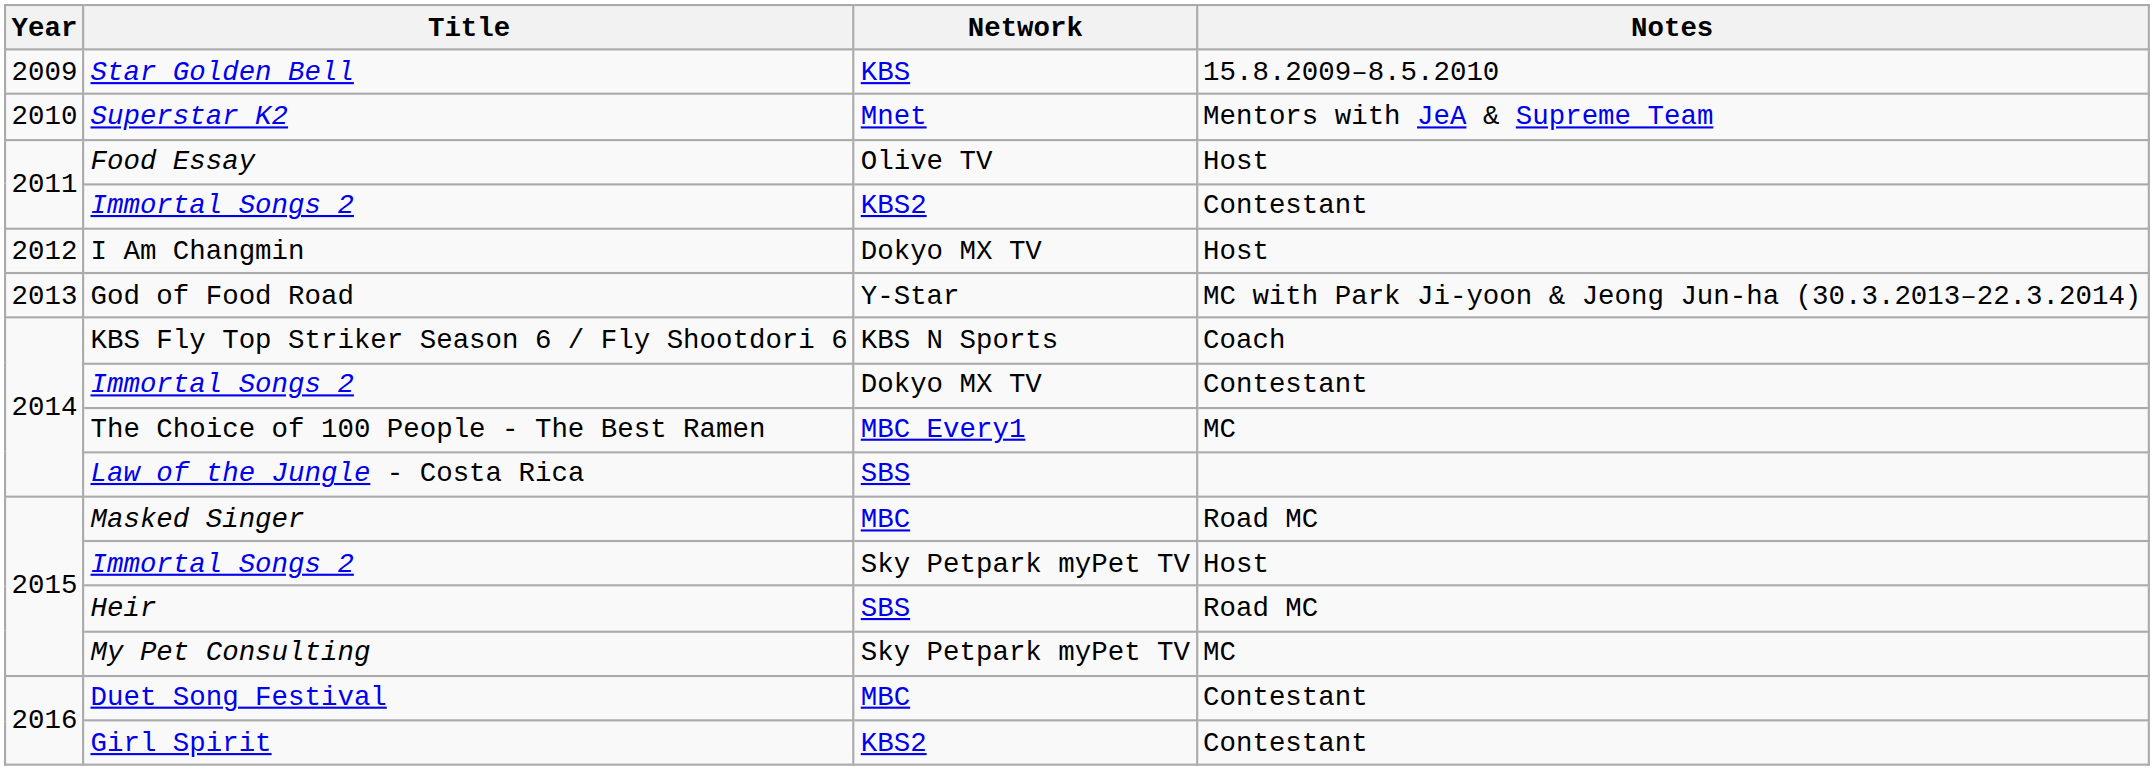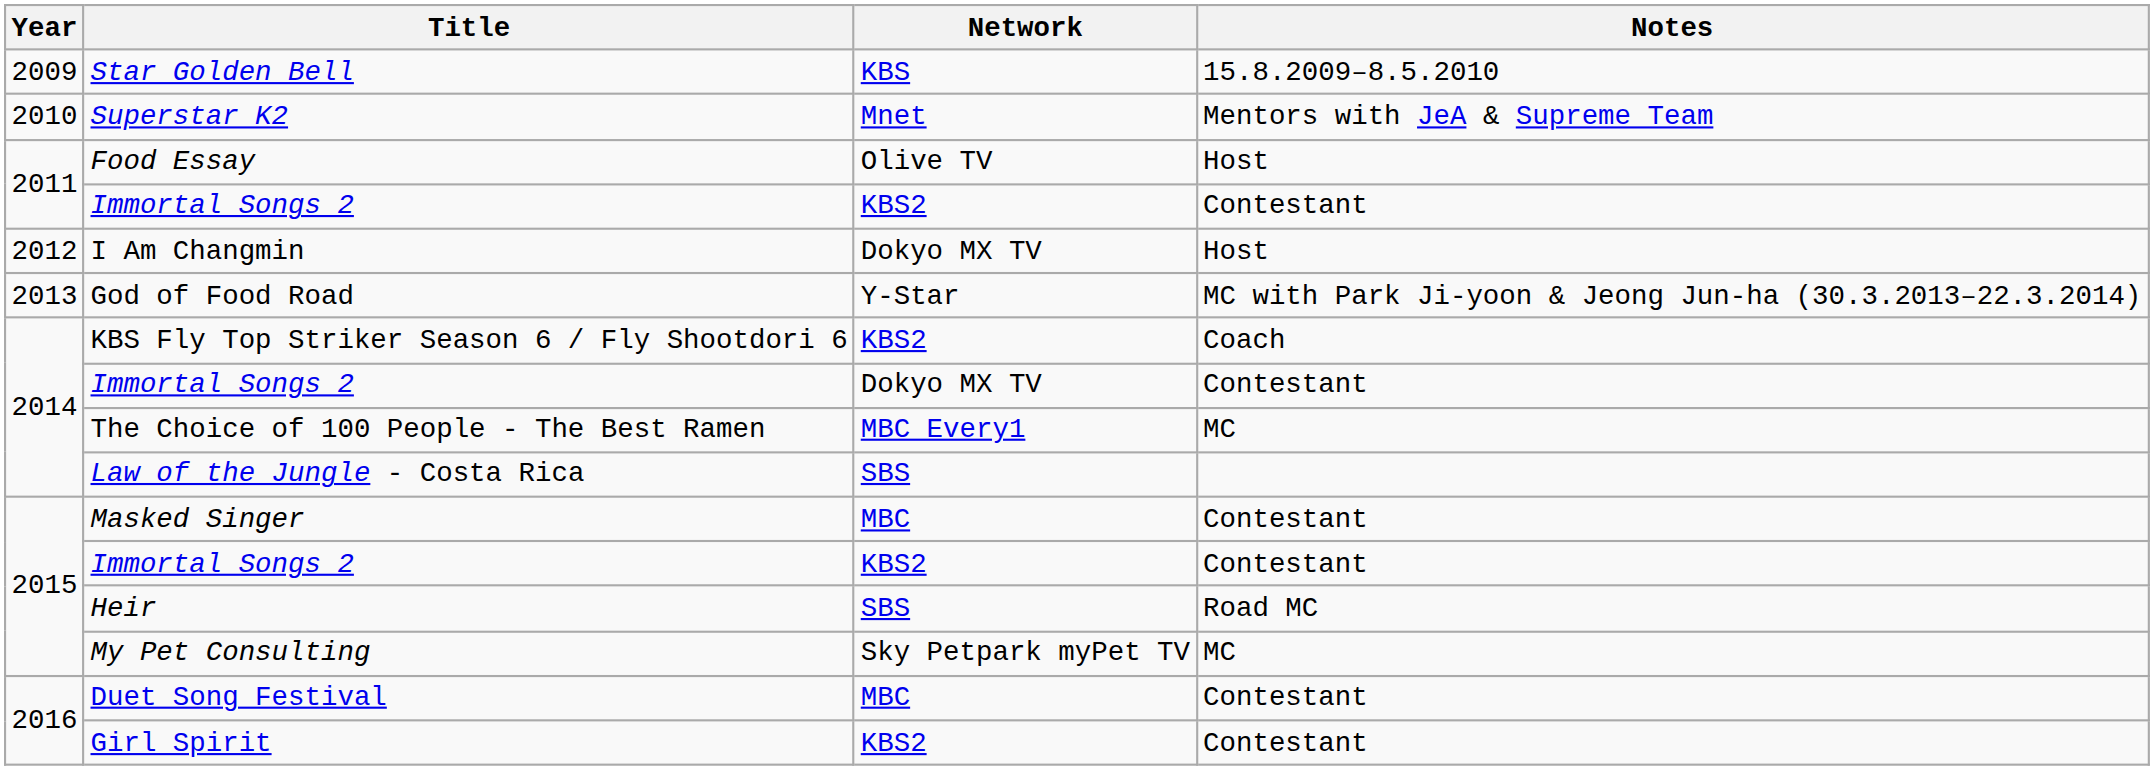(960, 340) KBS N Sports -> (894, 340) KBS2
(1261, 519) Road MC -> (1285, 519) Contestant
(1025, 564) Sky Petpark myPet TV -> (894, 564) KBS2
(1236, 564) Host -> (1285, 564) Contestant
